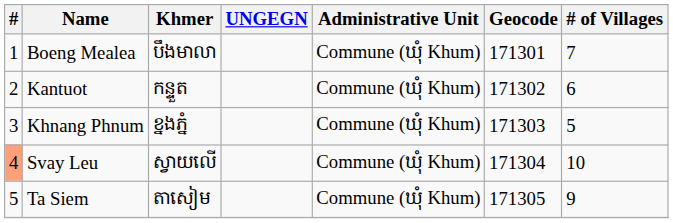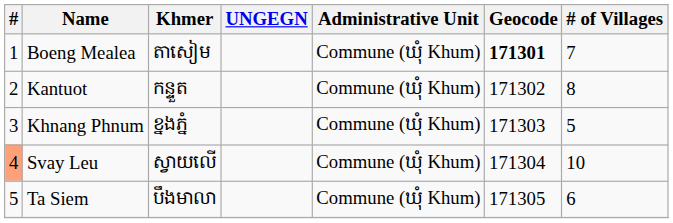(185, 51) បឹងមាលា -> (182, 51) តាសៀម
(517, 52) normal -> (517, 52) bold
(571, 89) 6 -> (571, 89) 8
(182, 198) តាសៀម -> (185, 198) បឹងមាលា
(571, 199) 9 -> (571, 199) 6
